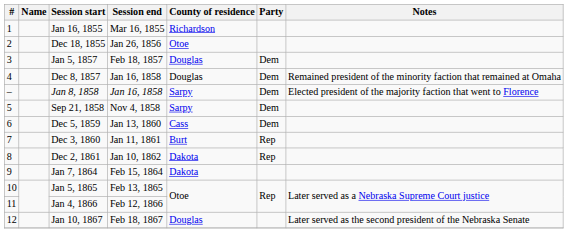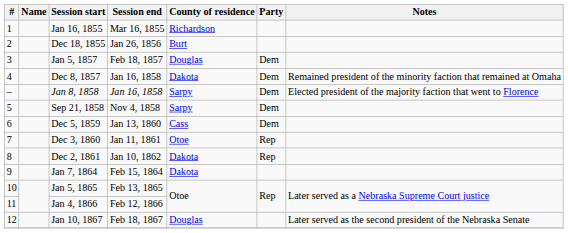(179, 44) Otoe -> (178, 44) Burt
(186, 76) Douglas -> (184, 76) Dakota
(178, 140) Burt -> (179, 140) Otoe
